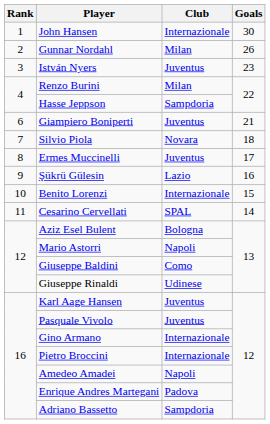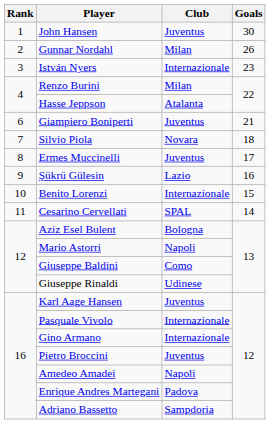(197, 31) Internazionale -> (184, 31) Juventus
(184, 67) Juventus -> (197, 67) Internazionale
(189, 103) Sampdoria -> (184, 103) Atalanta
(184, 319) Juventus -> (197, 319) Internazionale
(197, 355) Internazionale -> (184, 355) Juventus
